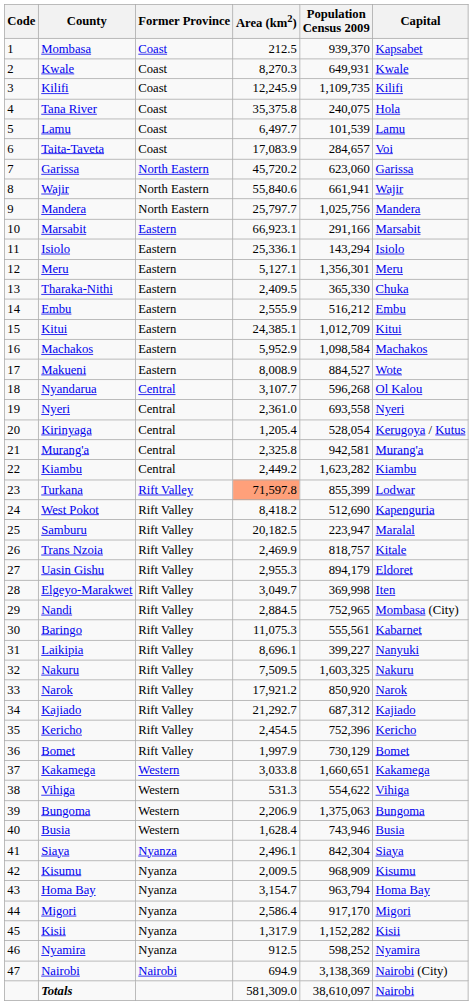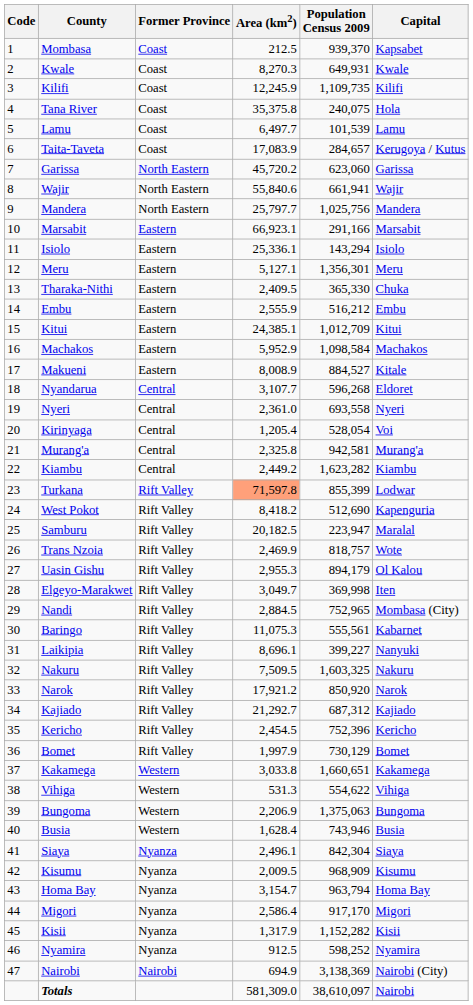(384, 149) Voi -> (421, 149) Kerugoya / Kutus
(389, 369) Wote -> (391, 369) Kitale
(399, 389) Ol Kalou -> (394, 389) Eldoret
(421, 429) Kerugoya / Kutus -> (384, 429) Voi
(391, 549) Kitale -> (389, 549) Wote
(394, 569) Eldoret -> (399, 569) Ol Kalou
